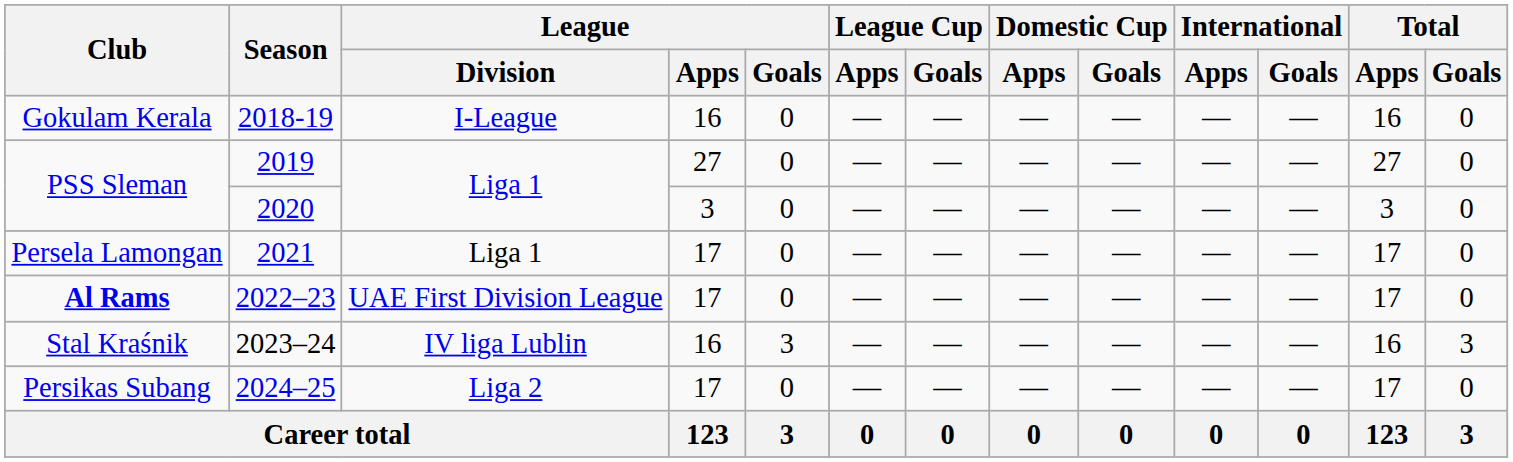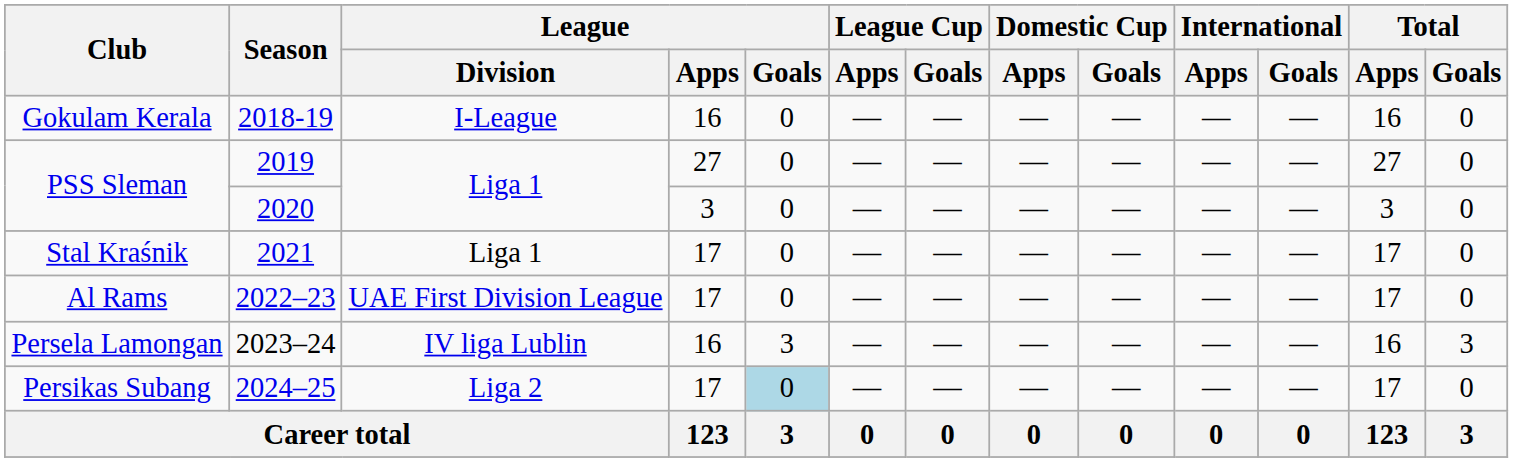(117, 252) Persela Lamongan -> (117, 252) Stal Kraśnik
(117, 298) bold -> (117, 298) normal
(117, 343) Stal Kraśnik -> (117, 343) Persela Lamongan
(787, 388) no background -> (787, 388) lightblue background
